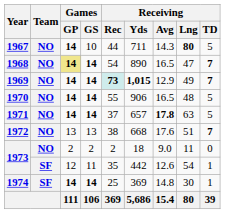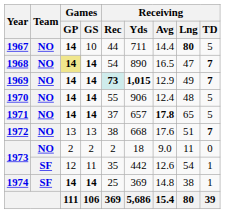(165, 47) 14.3 -> (165, 47) 14.4
(165, 98) 16.5 -> (165, 98) 12.4
(188, 115) 63 -> (188, 115) 65
(188, 183) 30 -> (188, 183) 38
